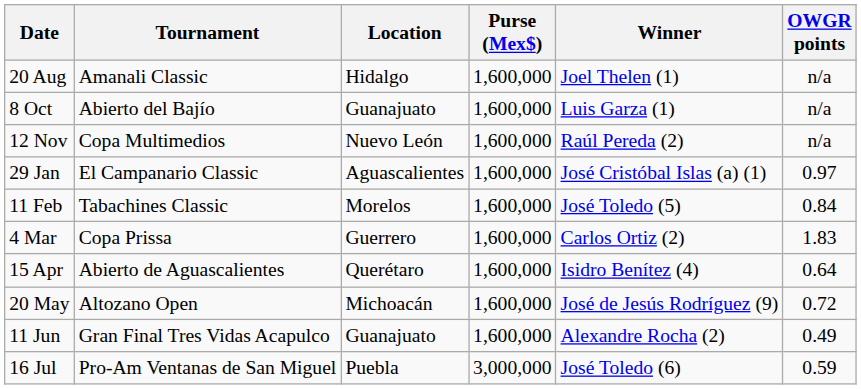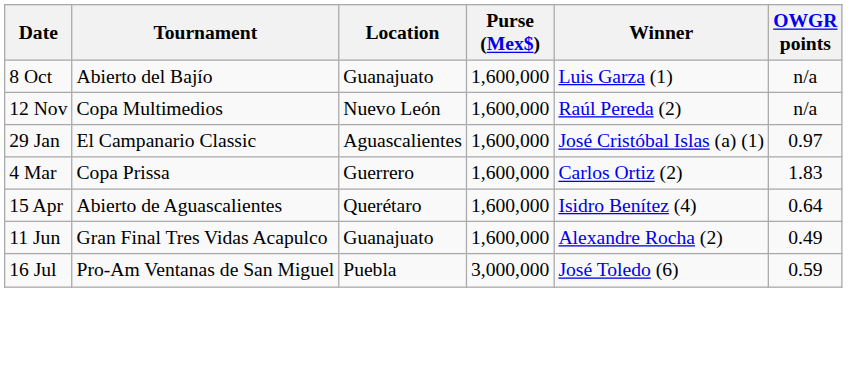- row: (38, 76)
- row: (36, 205)
- row: (39, 302)
